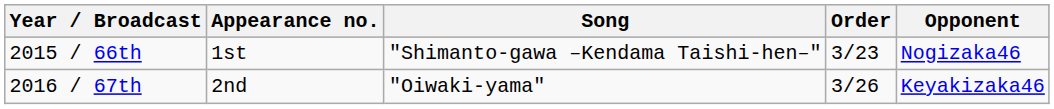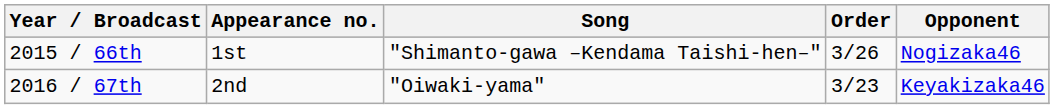(855, 54) 3/23 -> (855, 54) 3/26
(855, 86) 3/26 -> (855, 86) 3/23
